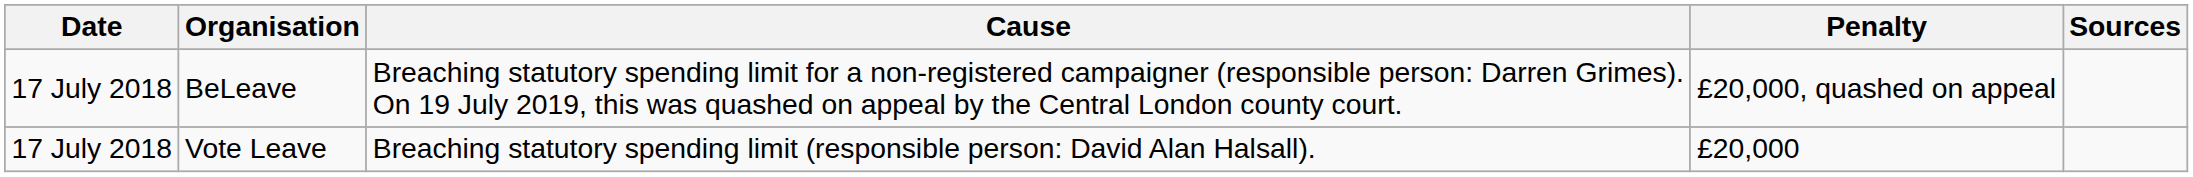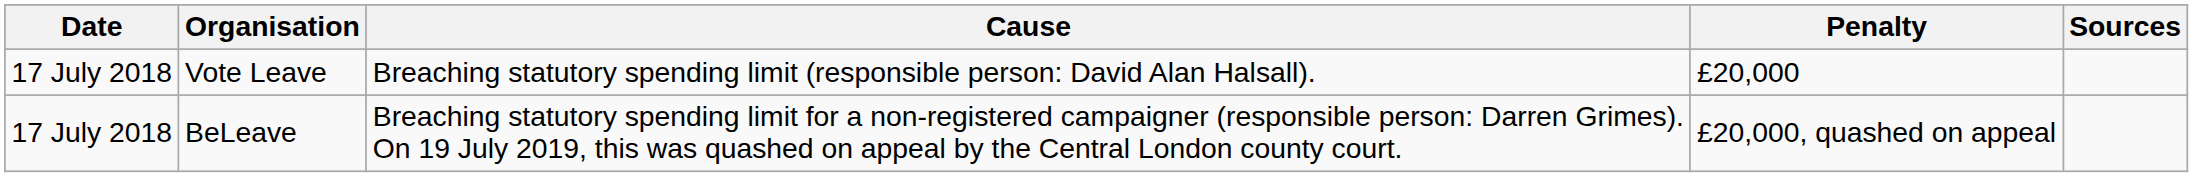rows swapped: (256, 148) <-> (241, 87)
